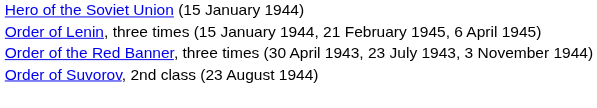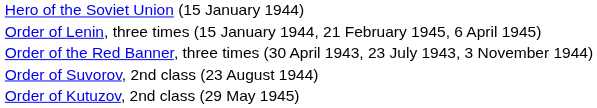+ row: (152, 96)
